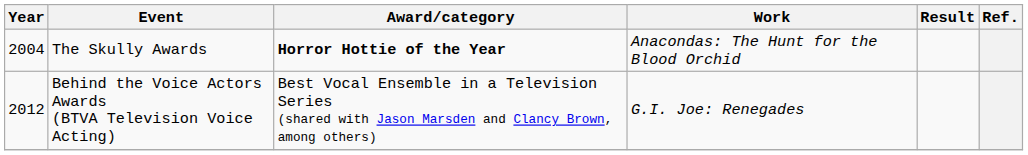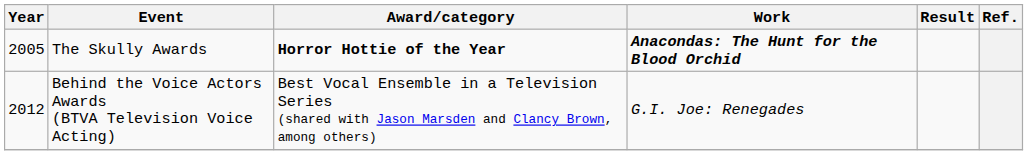(26, 51) 2004 -> (26, 51) 2005
(754, 51) normal -> (754, 51) bold
